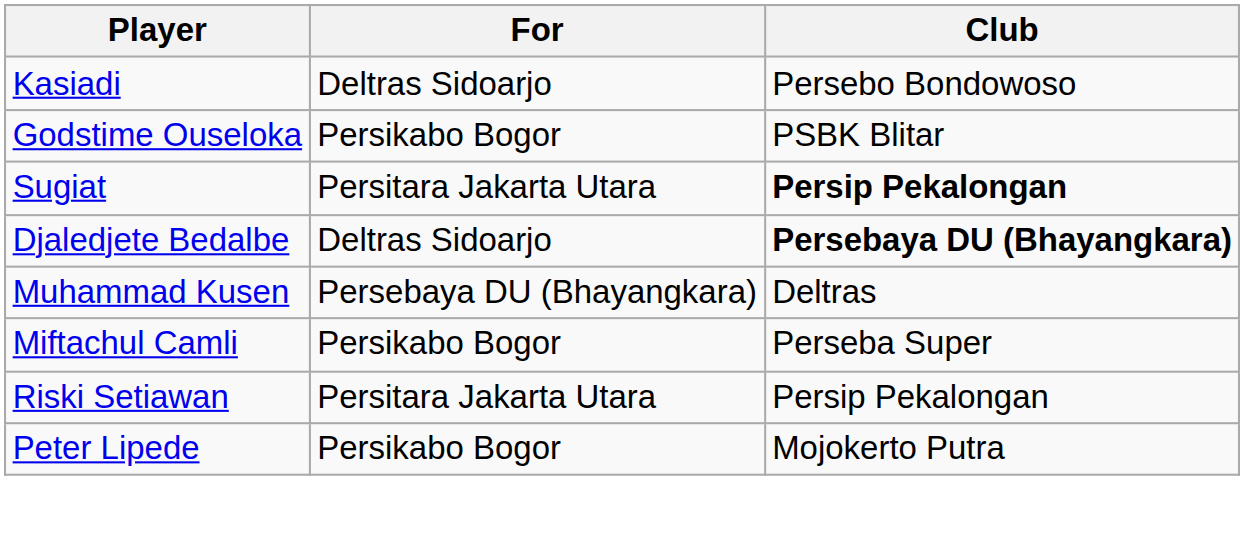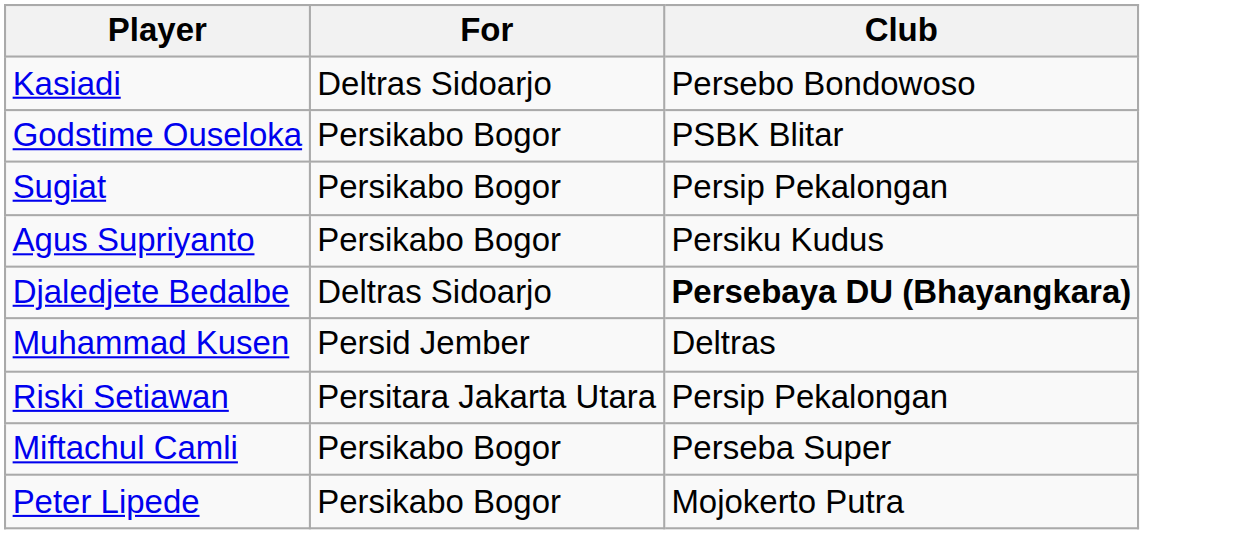(487, 187) Persitara Jakarta Utara -> (439, 187) Persikabo Bogor
(920, 187) bold -> (810, 187) normal
+ row: (134, 239)
(537, 291) Persebaya DU (Bhayangkara) -> (424, 344) Persid Jember
rows swapped: (121, 396) <-> (125, 344)
